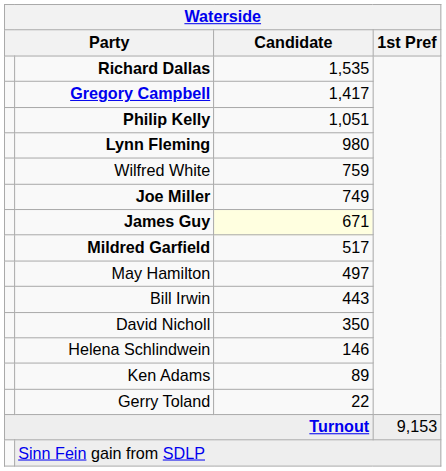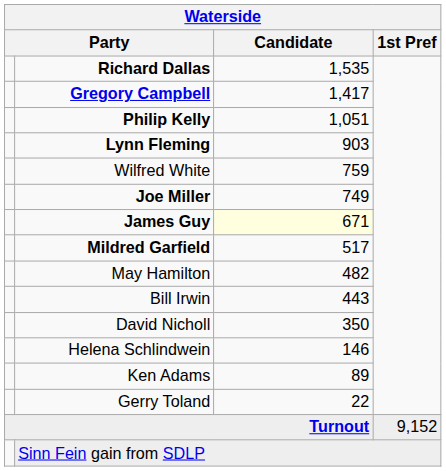(356, 145) 980 -> (356, 145) 903
(356, 273) 497 -> (356, 273) 482
(417, 427) 9,153 -> (417, 427) 9,152
